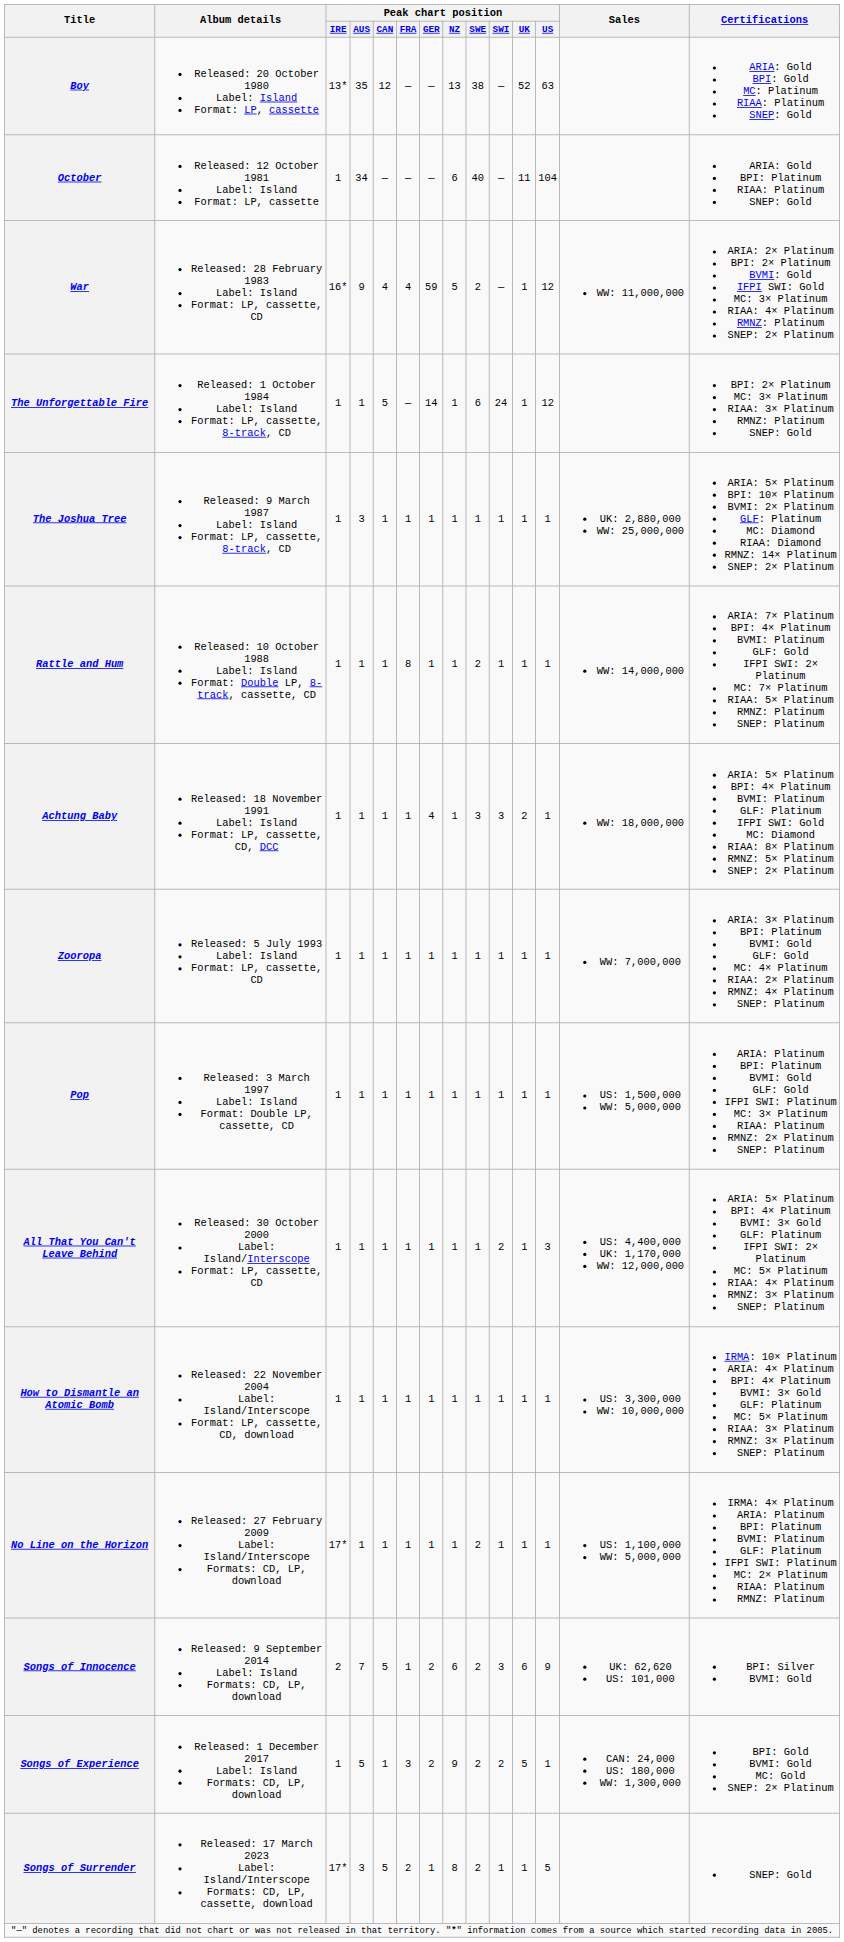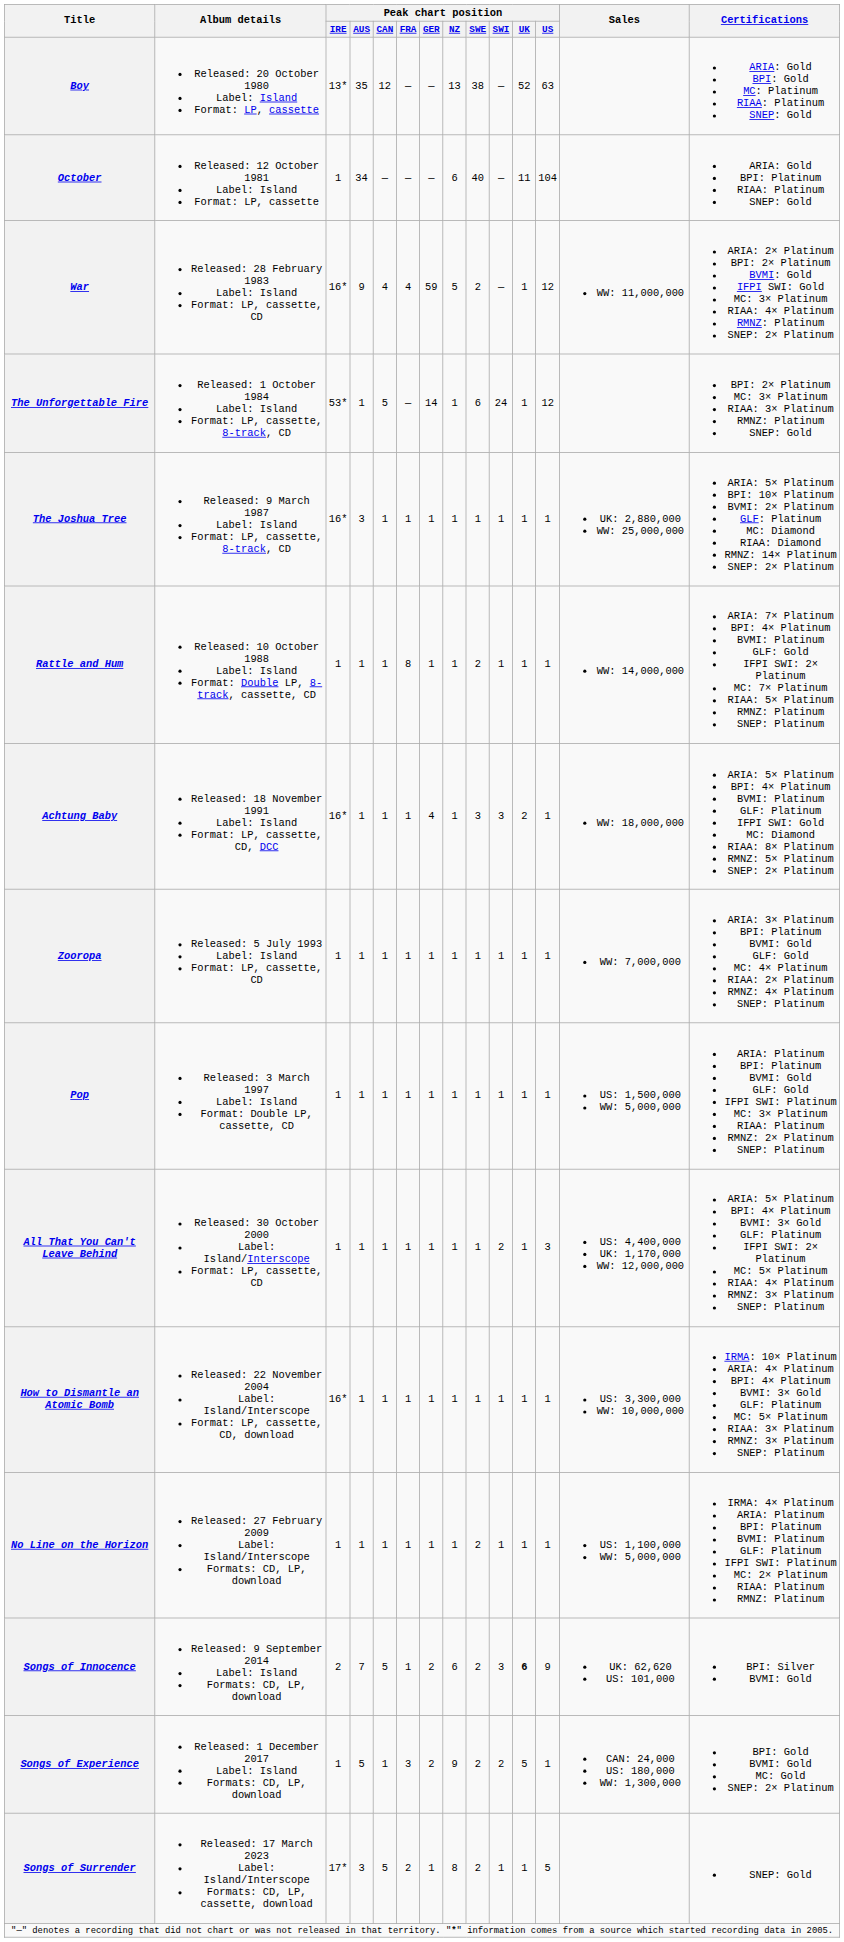(338, 403) 1 -> (338, 403) 53*
(338, 519) 1 -> (338, 519) 16*
(338, 816) 1 -> (338, 816) 16*
(338, 1399) 1 -> (338, 1399) 16*
(338, 1545) 17* -> (338, 1545) 1
(524, 1667) normal -> (524, 1667) bold
